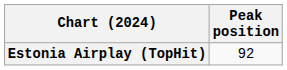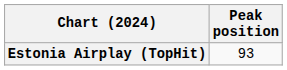(246, 54) 92 -> (246, 54) 93
